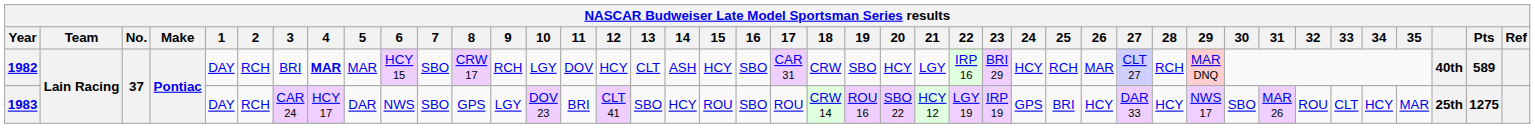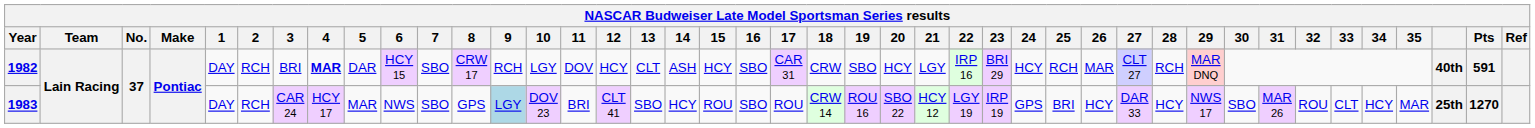(362, 67) MAR -> (362, 67) DAR
(1484, 67) 589 -> (1484, 67) 591
(362, 105) DAR -> (362, 105) MAR
(508, 105) no background -> (508, 105) lightblue background
(1484, 105) 1275 -> (1484, 105) 1270
